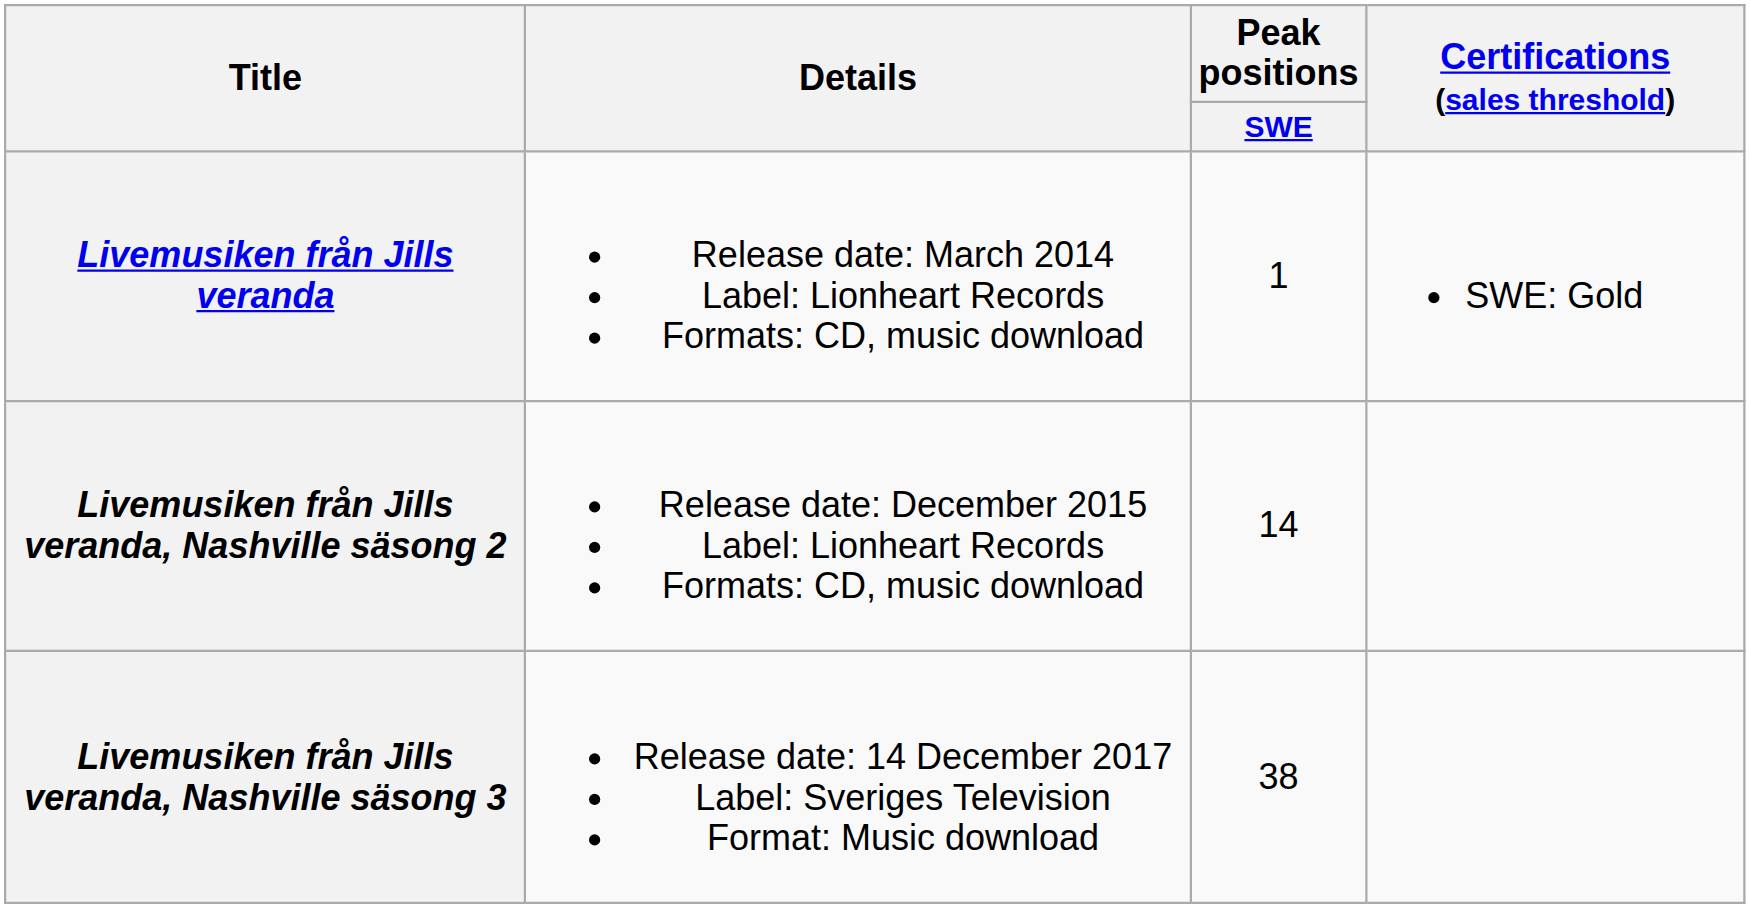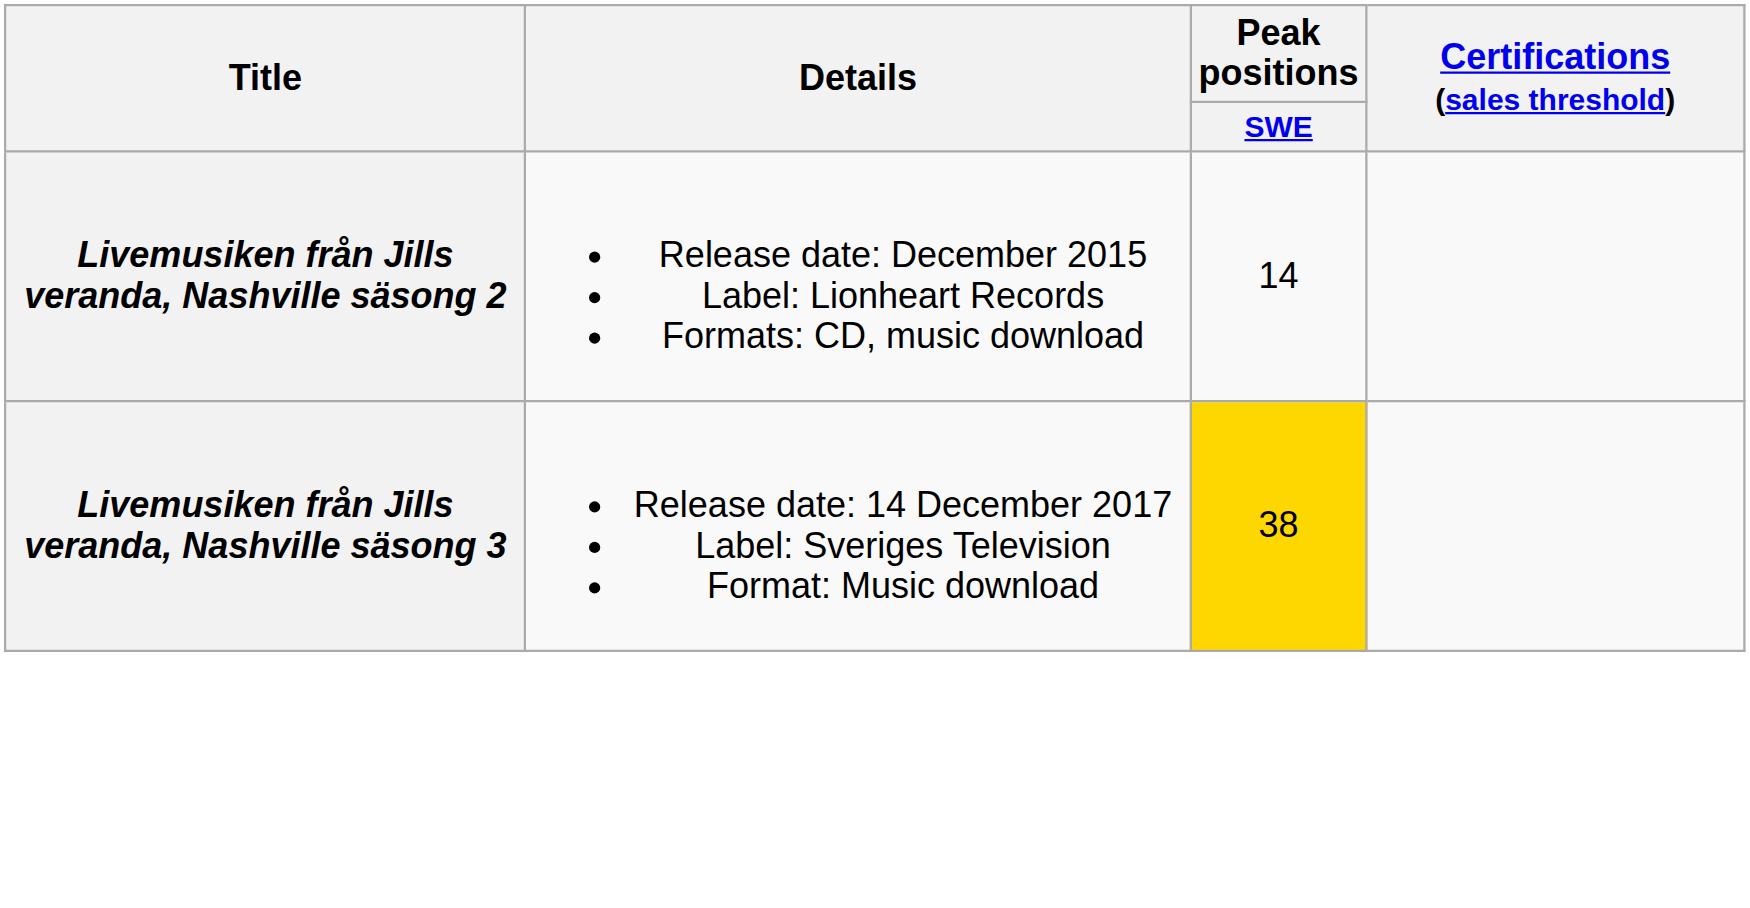- row: (265, 275)
(1279, 776) no background -> (1279, 525) gold background
